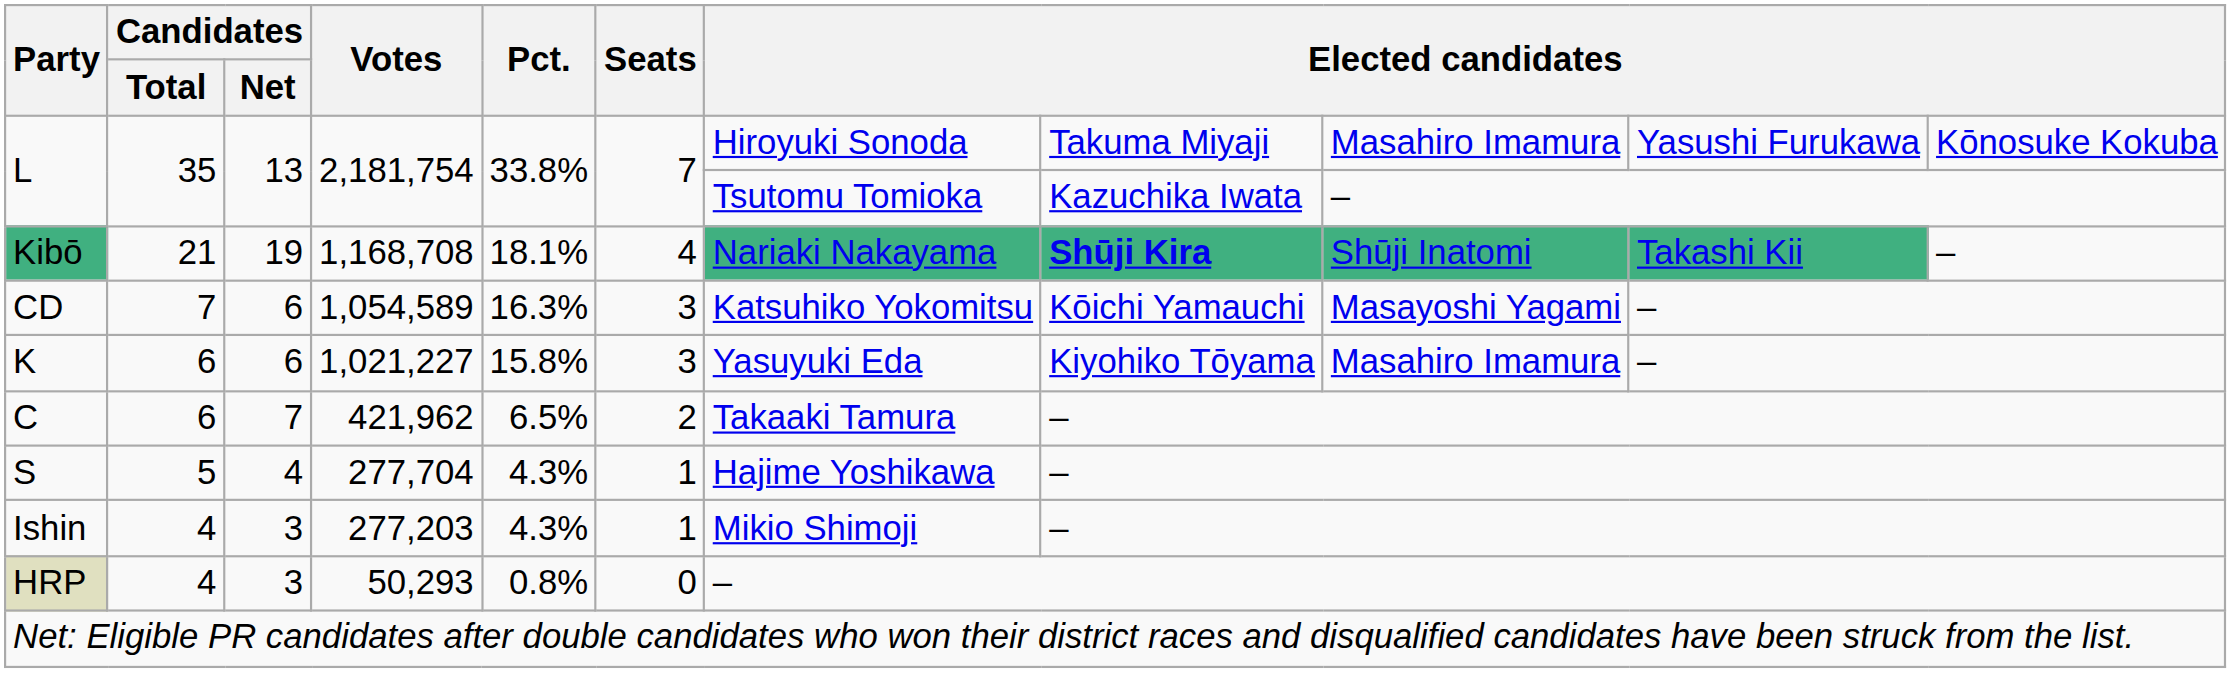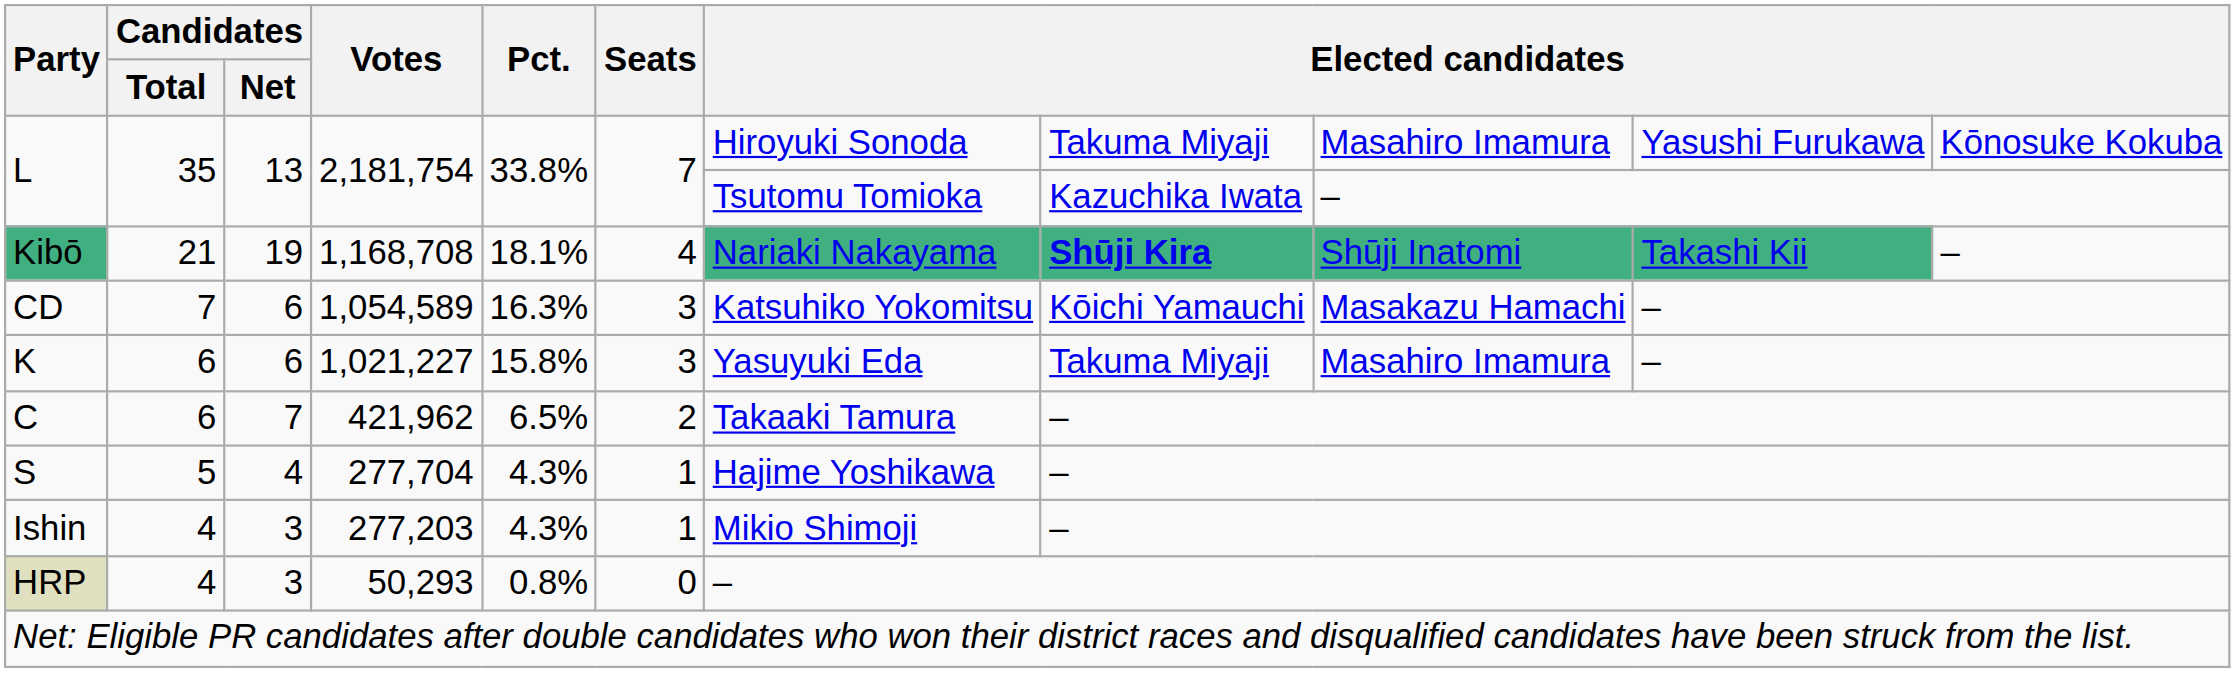(1476, 307) Masayoshi Yagami -> (1473, 307) Masakazu Hamachi
(1182, 362) Kiyohiko Tōyama -> (1159, 362) Takuma Miyaji
